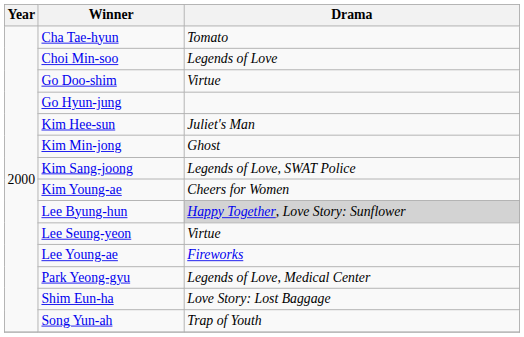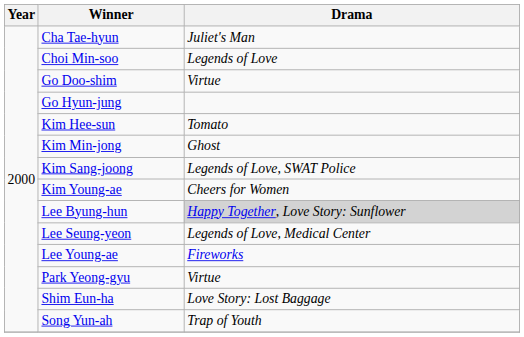(208, 37) Tomato -> (221, 37) Juliet's Man
(221, 124) Juliet's Man -> (208, 124) Tomato
(204, 233) Virtue -> (279, 233) Legends of Love, Medical Center
(279, 277) Legends of Love, Medical Center -> (204, 277) Virtue
